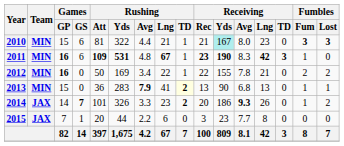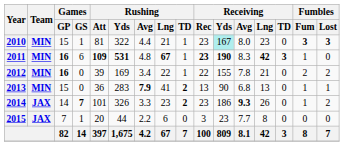(81, 42) 6 -> (81, 42) 1
(204, 42) 21 -> (204, 42) 23
(99, 73) 50 -> (99, 73) 39
(185, 88) lightyellow background -> (185, 88) no background
(204, 103) 20 -> (204, 103) 23
